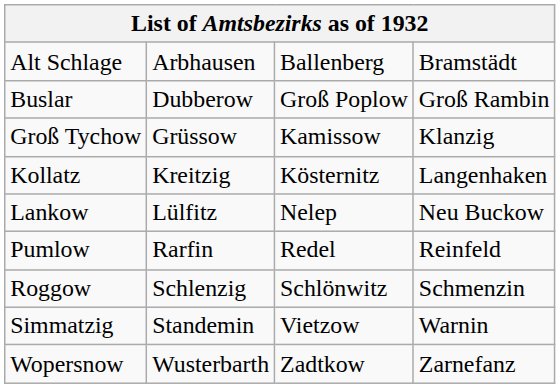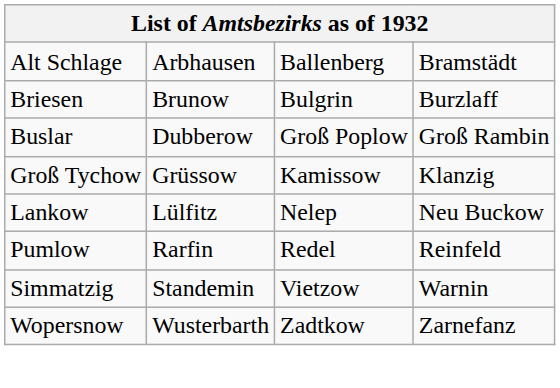+ row: (47, 99)
- row: (45, 174)
- row: (51, 288)
